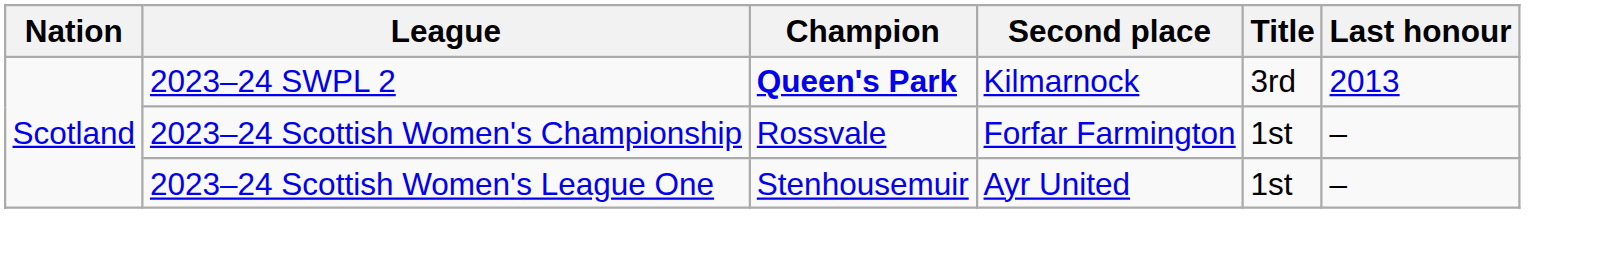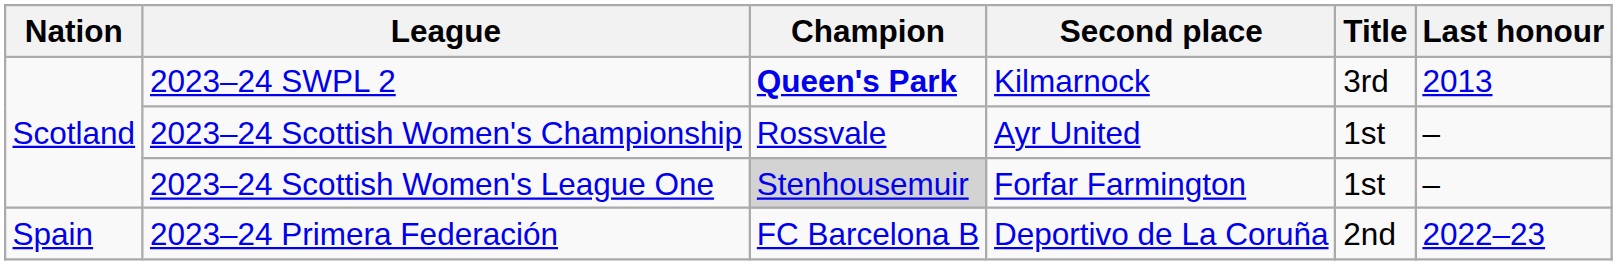(1110, 132) Forfar Farmington -> (1067, 132) Ayr United
(863, 183) no background -> (863, 183) lightgrey background
(1057, 183) Ayr United -> (1120, 183) Forfar Farmington
+ row: (354, 234)
